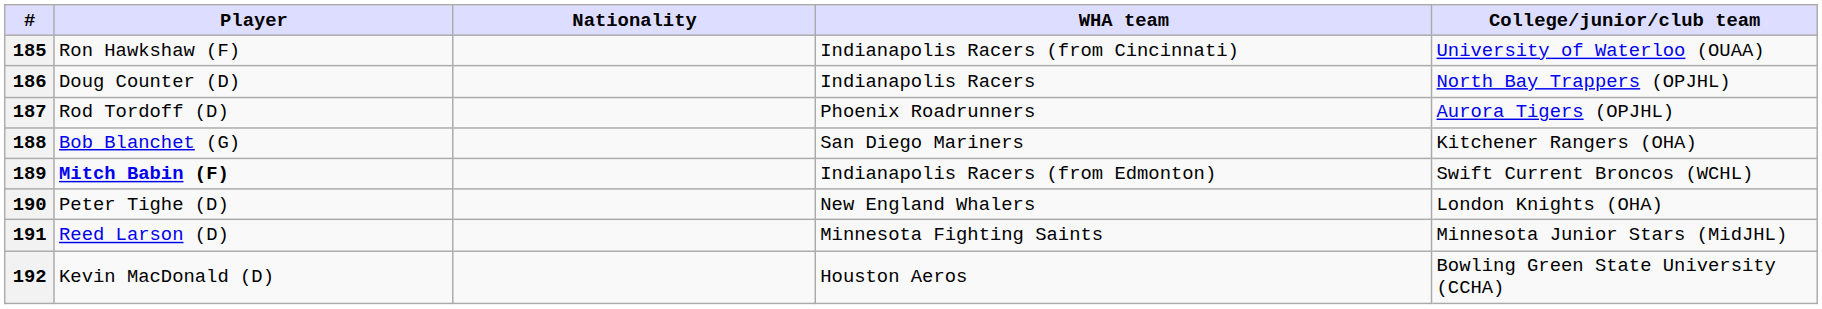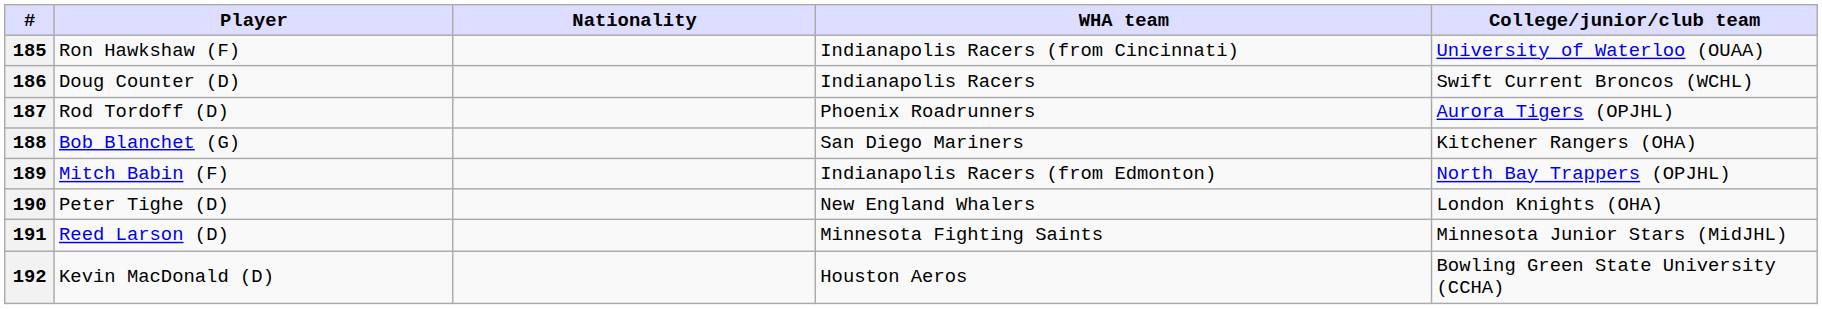(1584, 82) North Bay Trappers (OPJHL) -> (1595, 82) Swift Current Broncos (WCHL)
(144, 174) bold -> (144, 174) normal
(1595, 174) Swift Current Broncos (WCHL) -> (1584, 174) North Bay Trappers (OPJHL)
